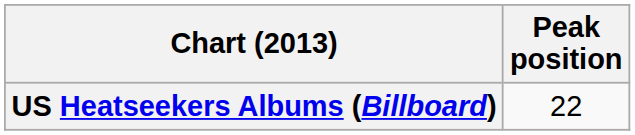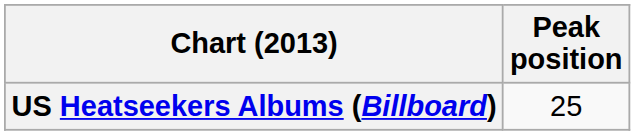(566, 105) 22 -> (566, 105) 25
